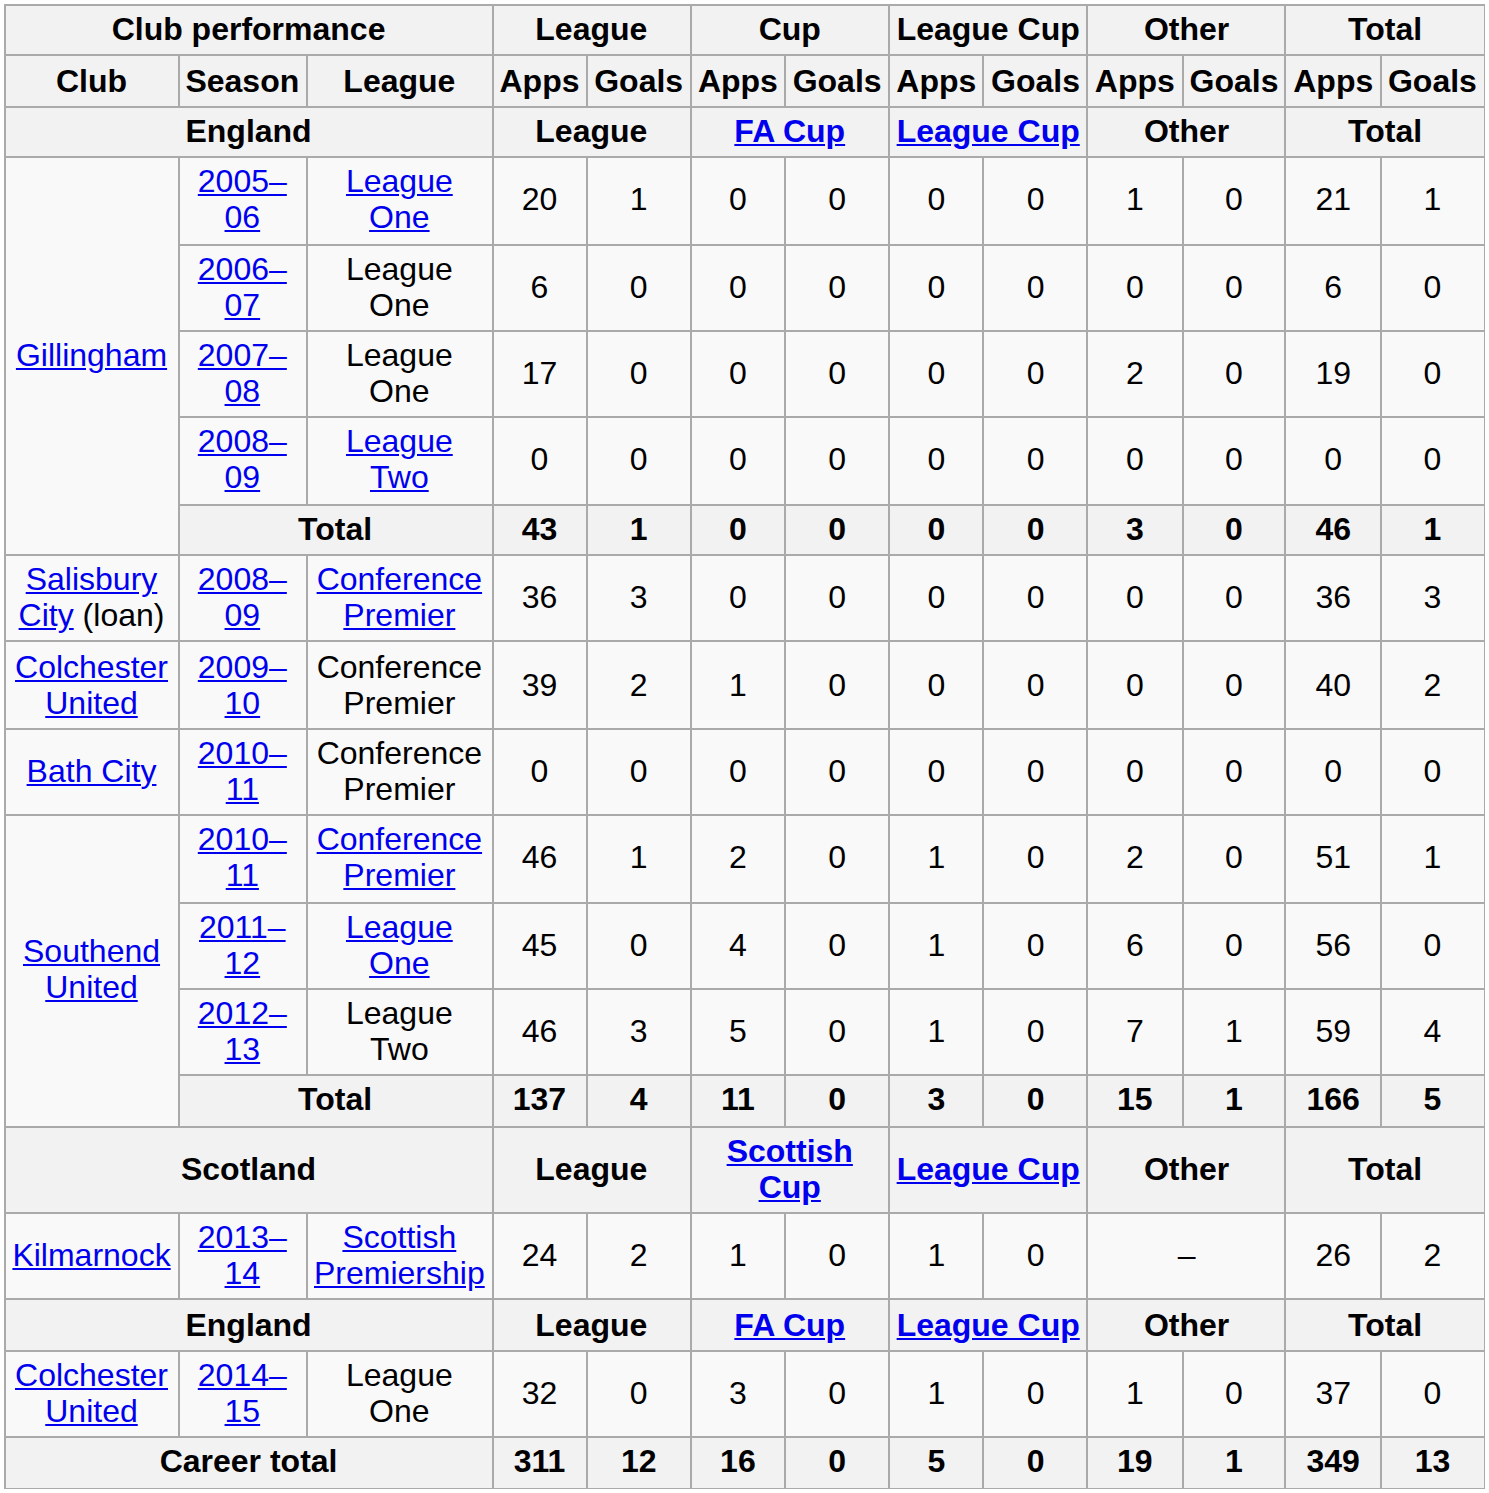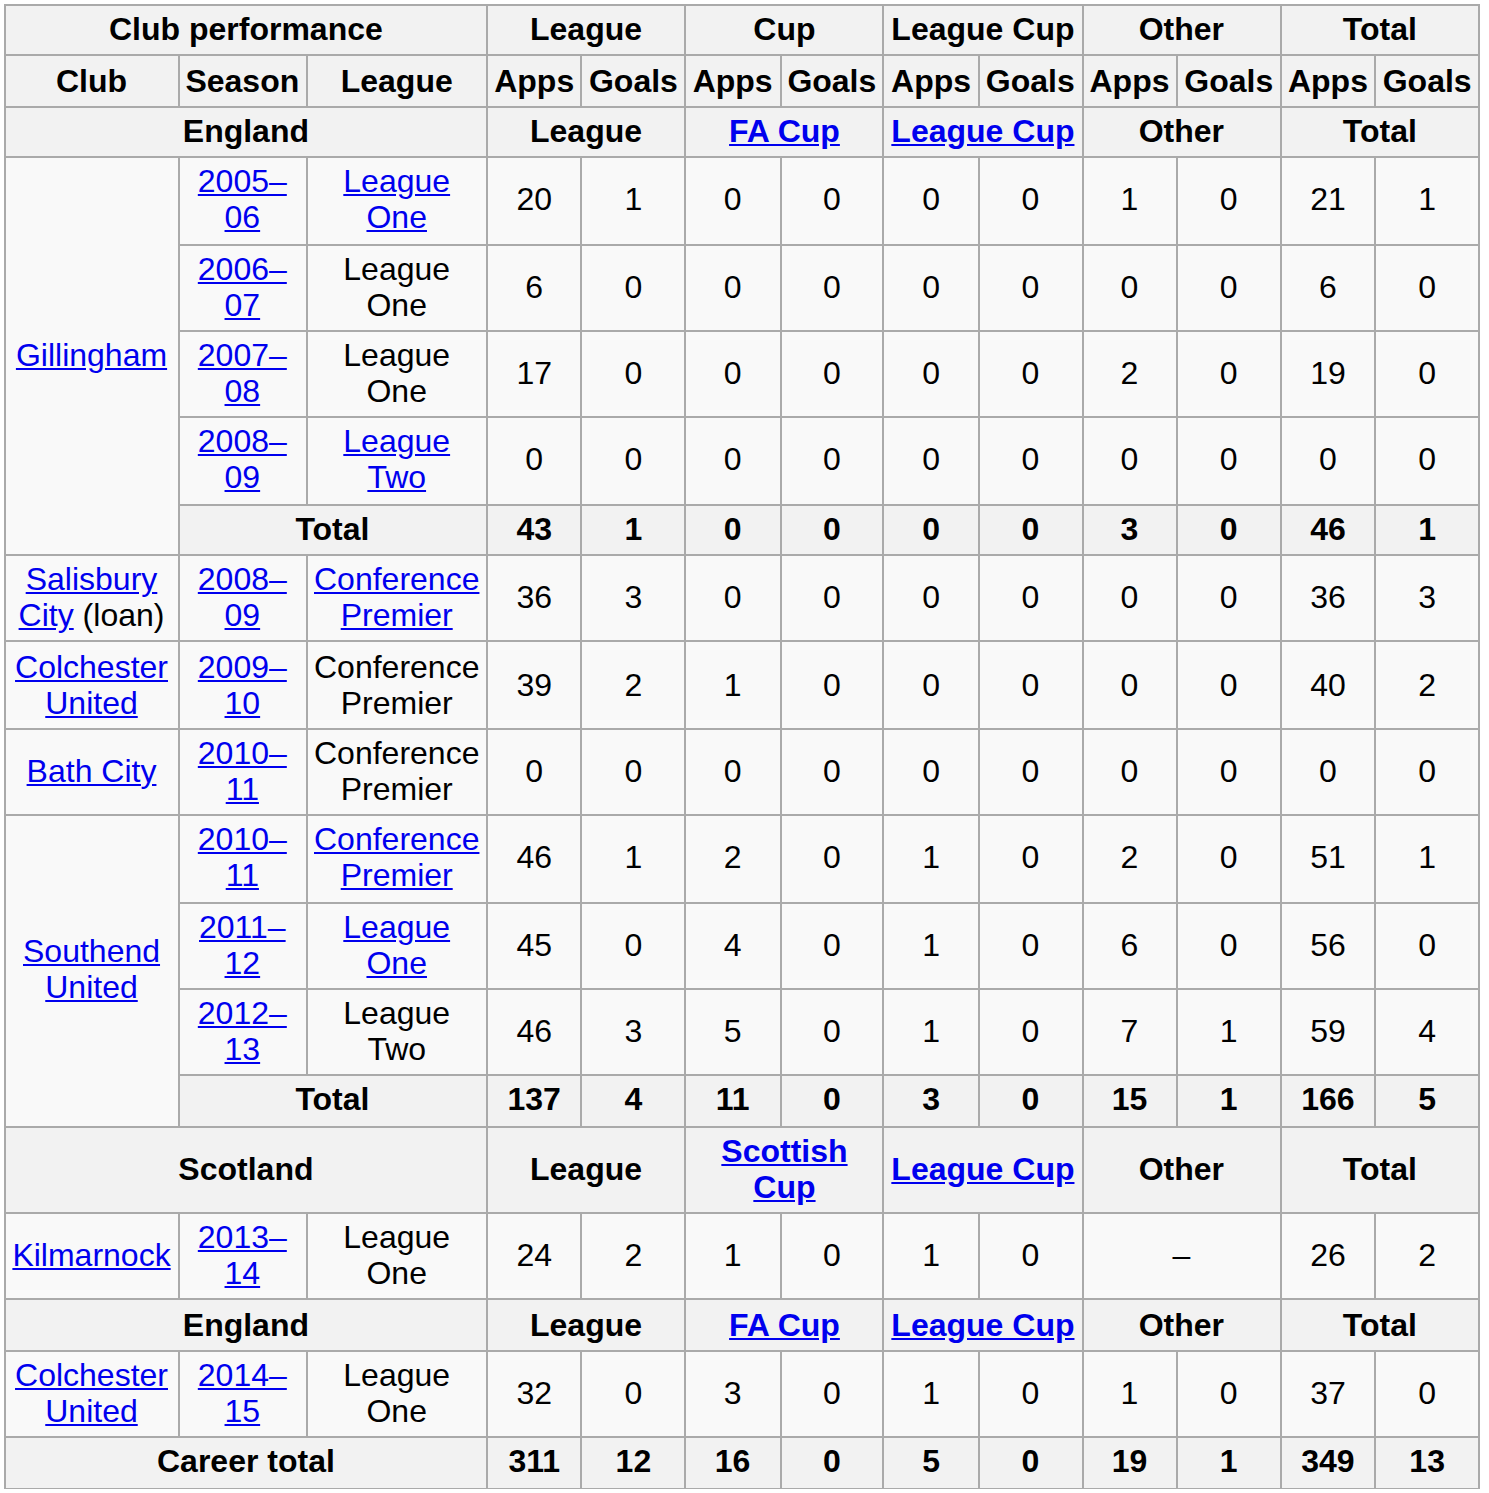(399, 1255) Scottish Premiership -> (397, 1255) League One
